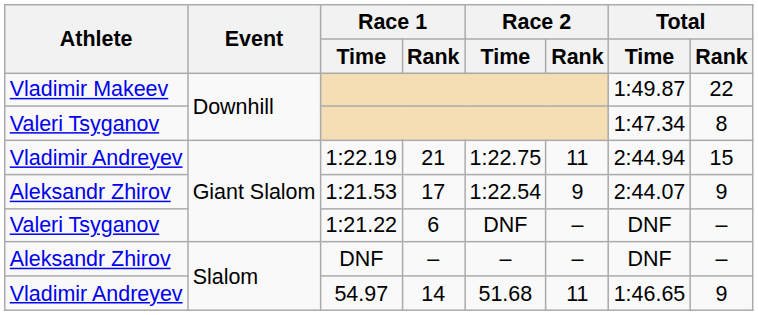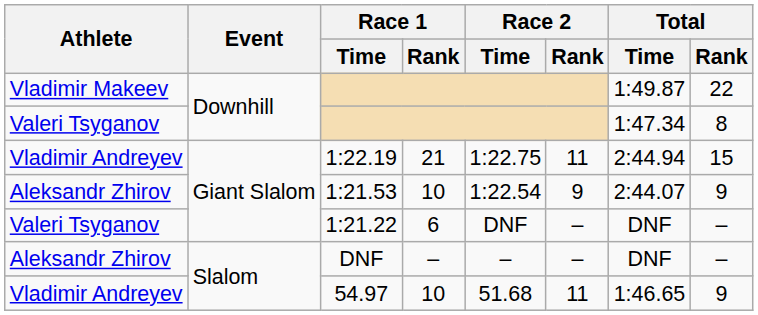(433, 192) 17 -> (433, 192) 10
(433, 293) 14 -> (433, 293) 10
